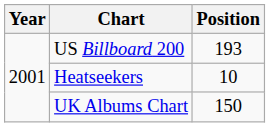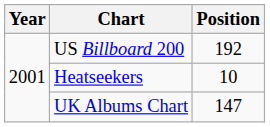(228, 48) 193 -> (228, 48) 192
(228, 106) 150 -> (228, 106) 147
